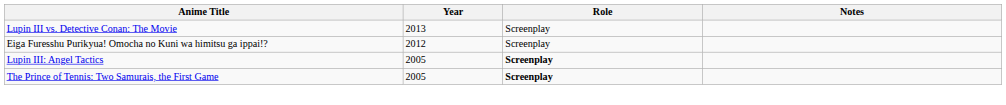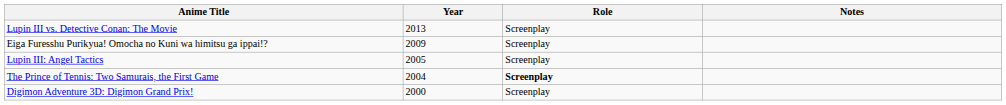(416, 44) 2012 -> (416, 44) 2009
(529, 60) bold -> (528, 60) normal
(416, 76) 2005 -> (416, 76) 2004
+ row: (100, 92)
